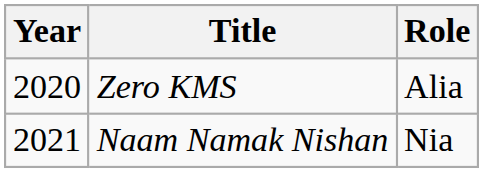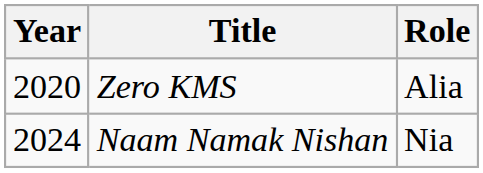(47, 139) 2021 -> (47, 139) 2024
